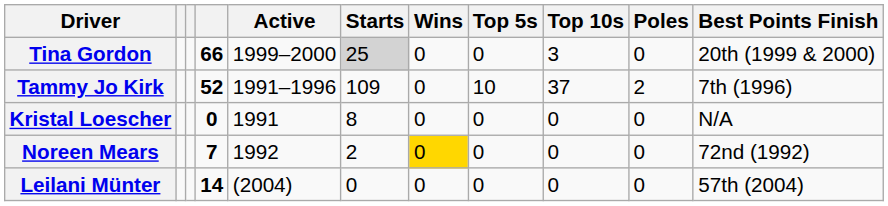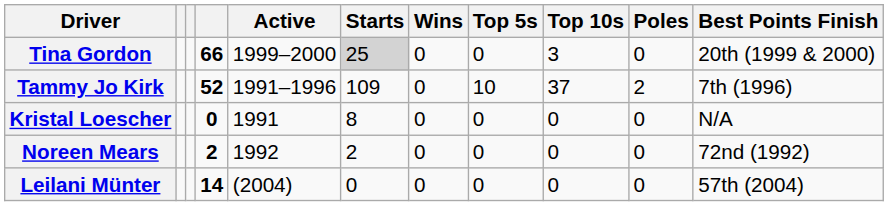(212, 152) 7 -> (212, 152) 2
(420, 152) gold background -> (420, 152) no background
